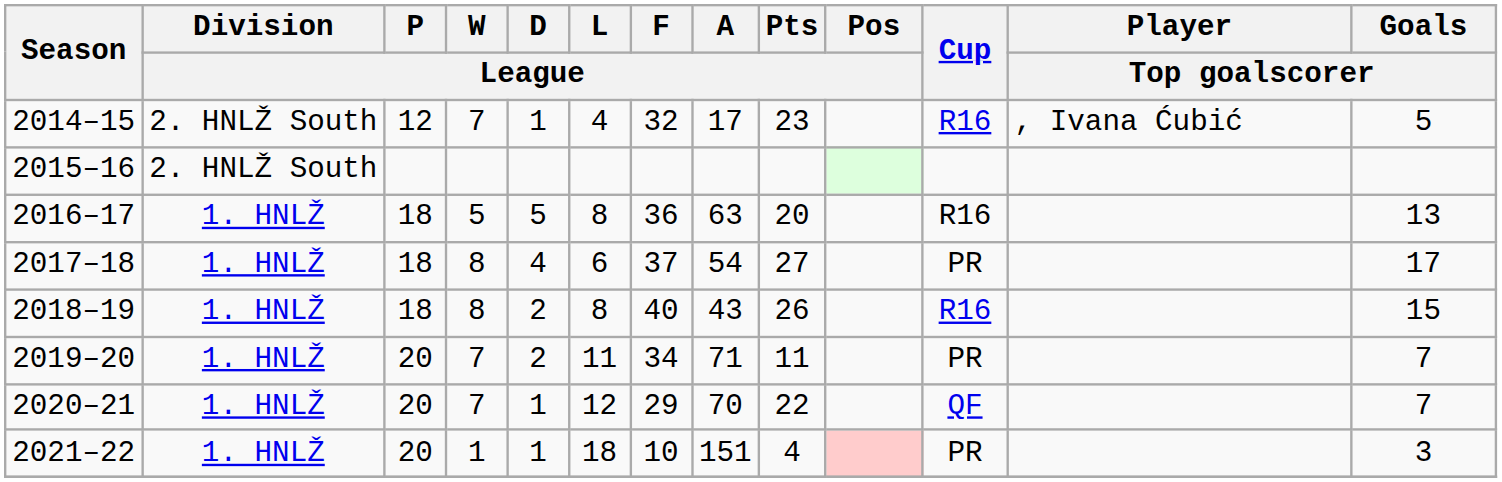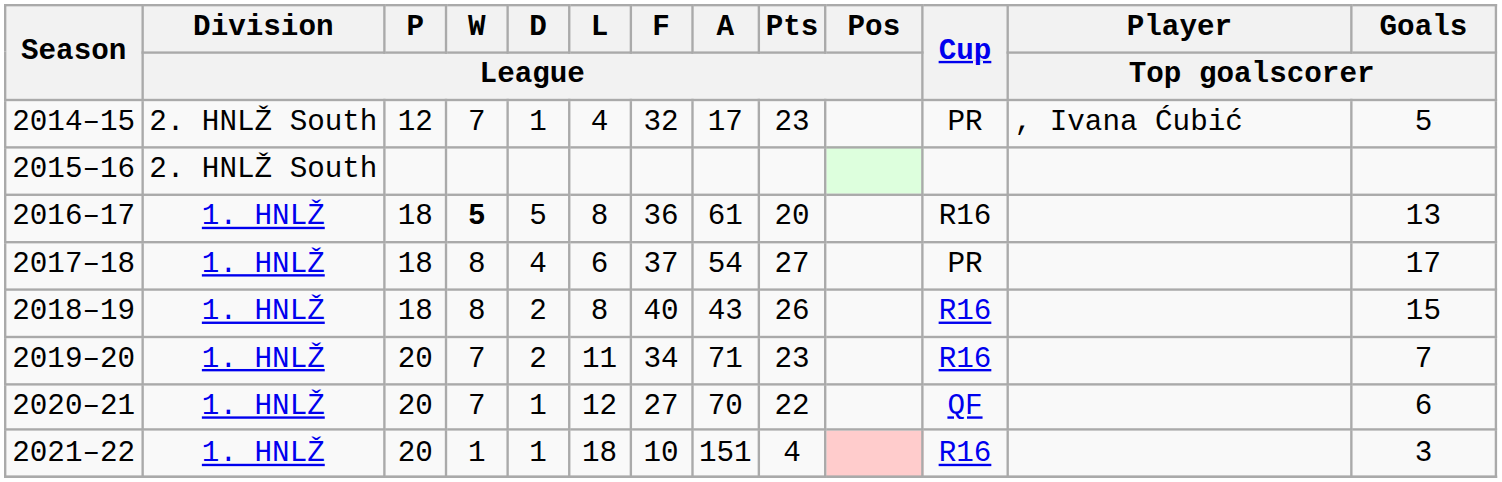(965, 124) R16 -> (965, 124) PR
(477, 218) normal -> (477, 218) bold
(725, 218) 63 -> (725, 218) 61
(792, 360) 11 -> (792, 360) 23
(965, 360) PR -> (965, 360) R16
(661, 407) 29 -> (661, 407) 27
(1423, 407) 7 -> (1423, 407) 6
(965, 454) PR -> (965, 454) R16
